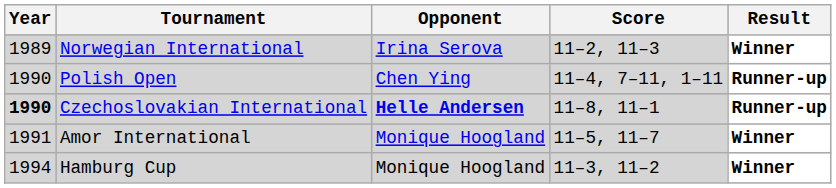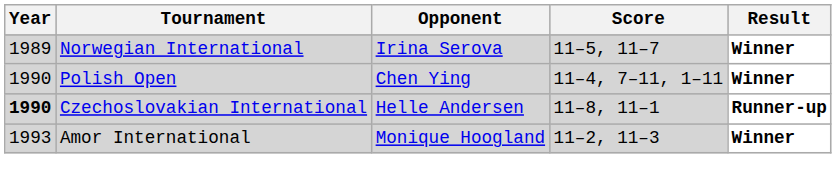(607, 49) 11–2, 11–3 -> (607, 49) 11–5, 11–7
(779, 79) Runner-up -> (763, 79) Winner
(450, 108) bold -> (450, 108) normal
(30, 138) 1991 -> (30, 138) 1993
(607, 138) 11–5, 11–7 -> (607, 138) 11–2, 11–3
- row: (118, 168)
